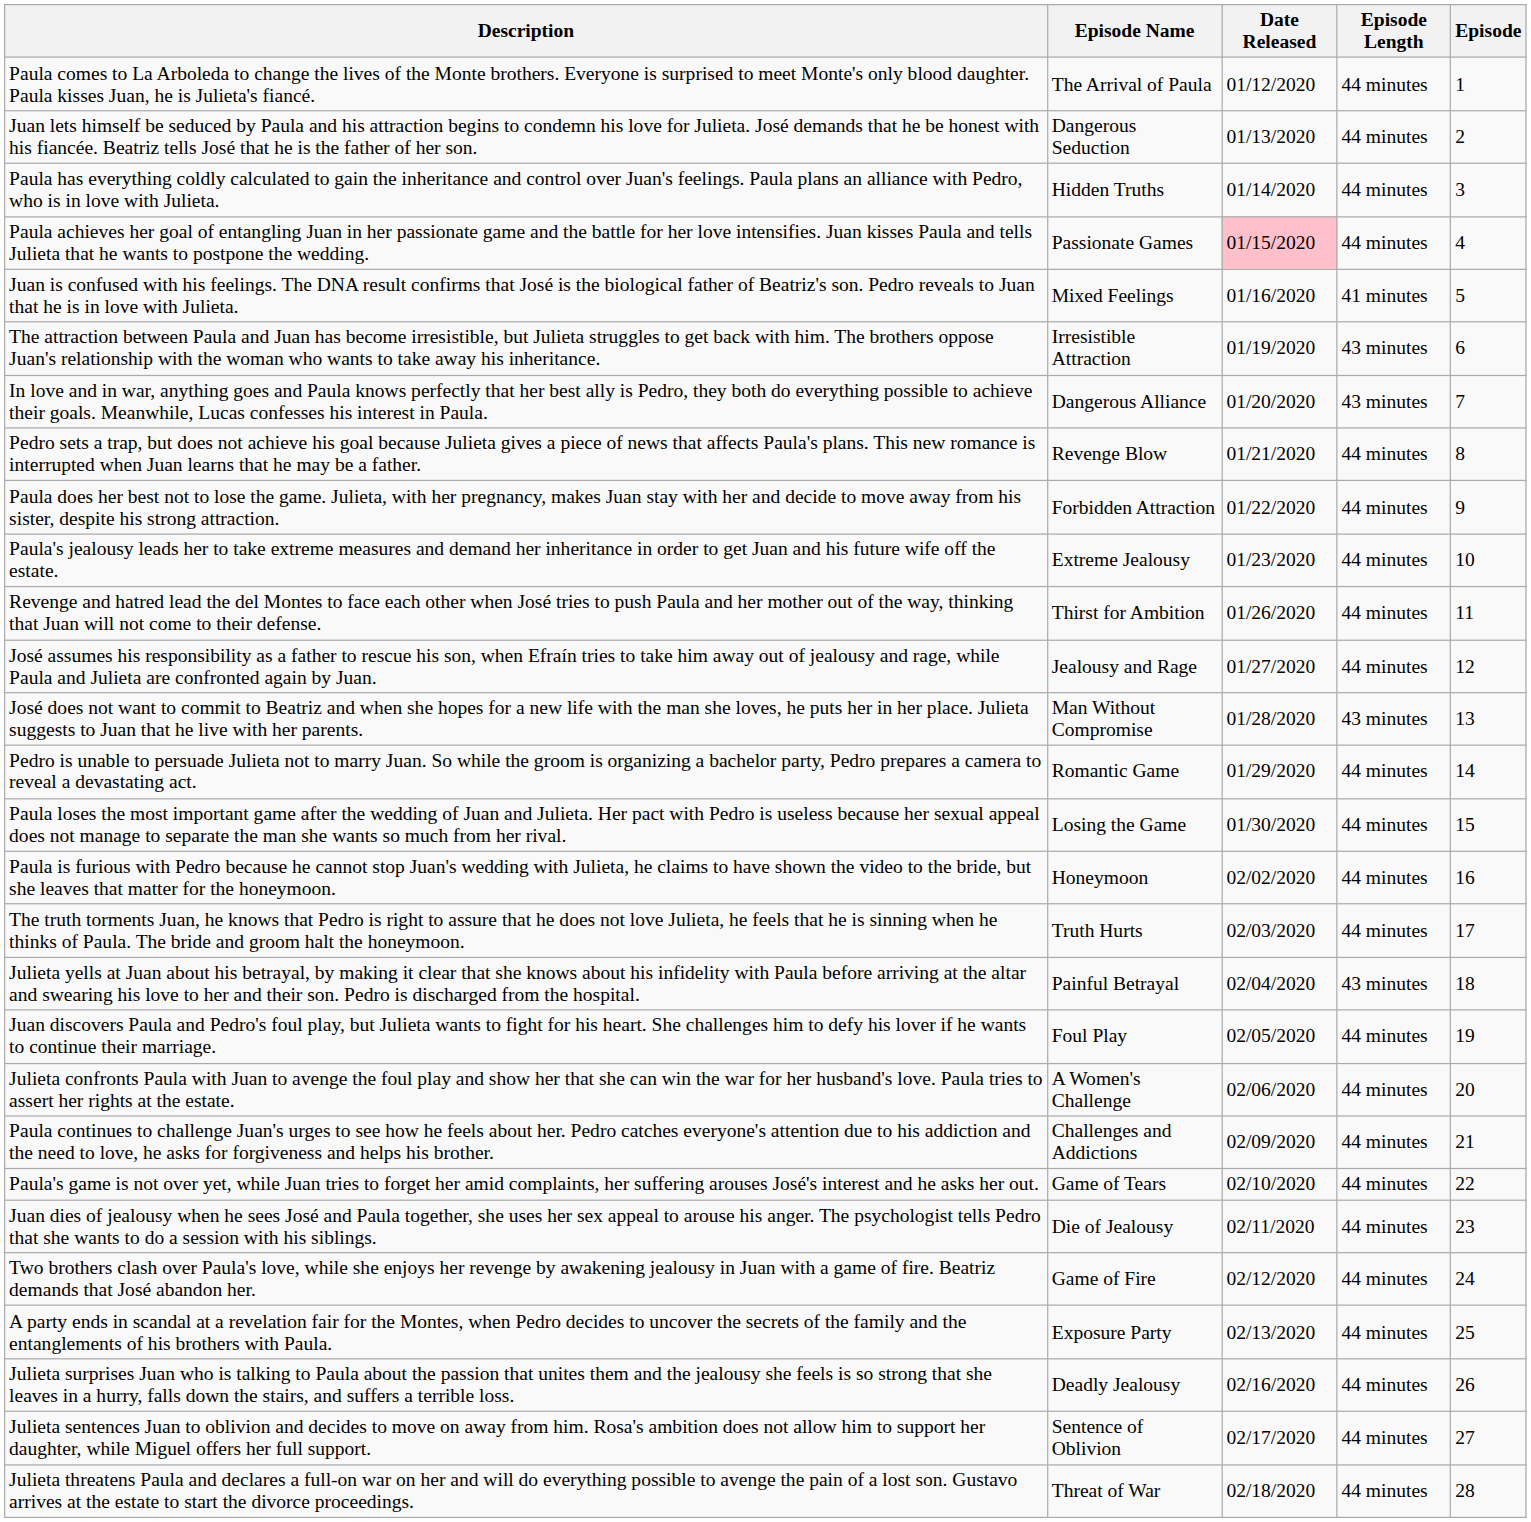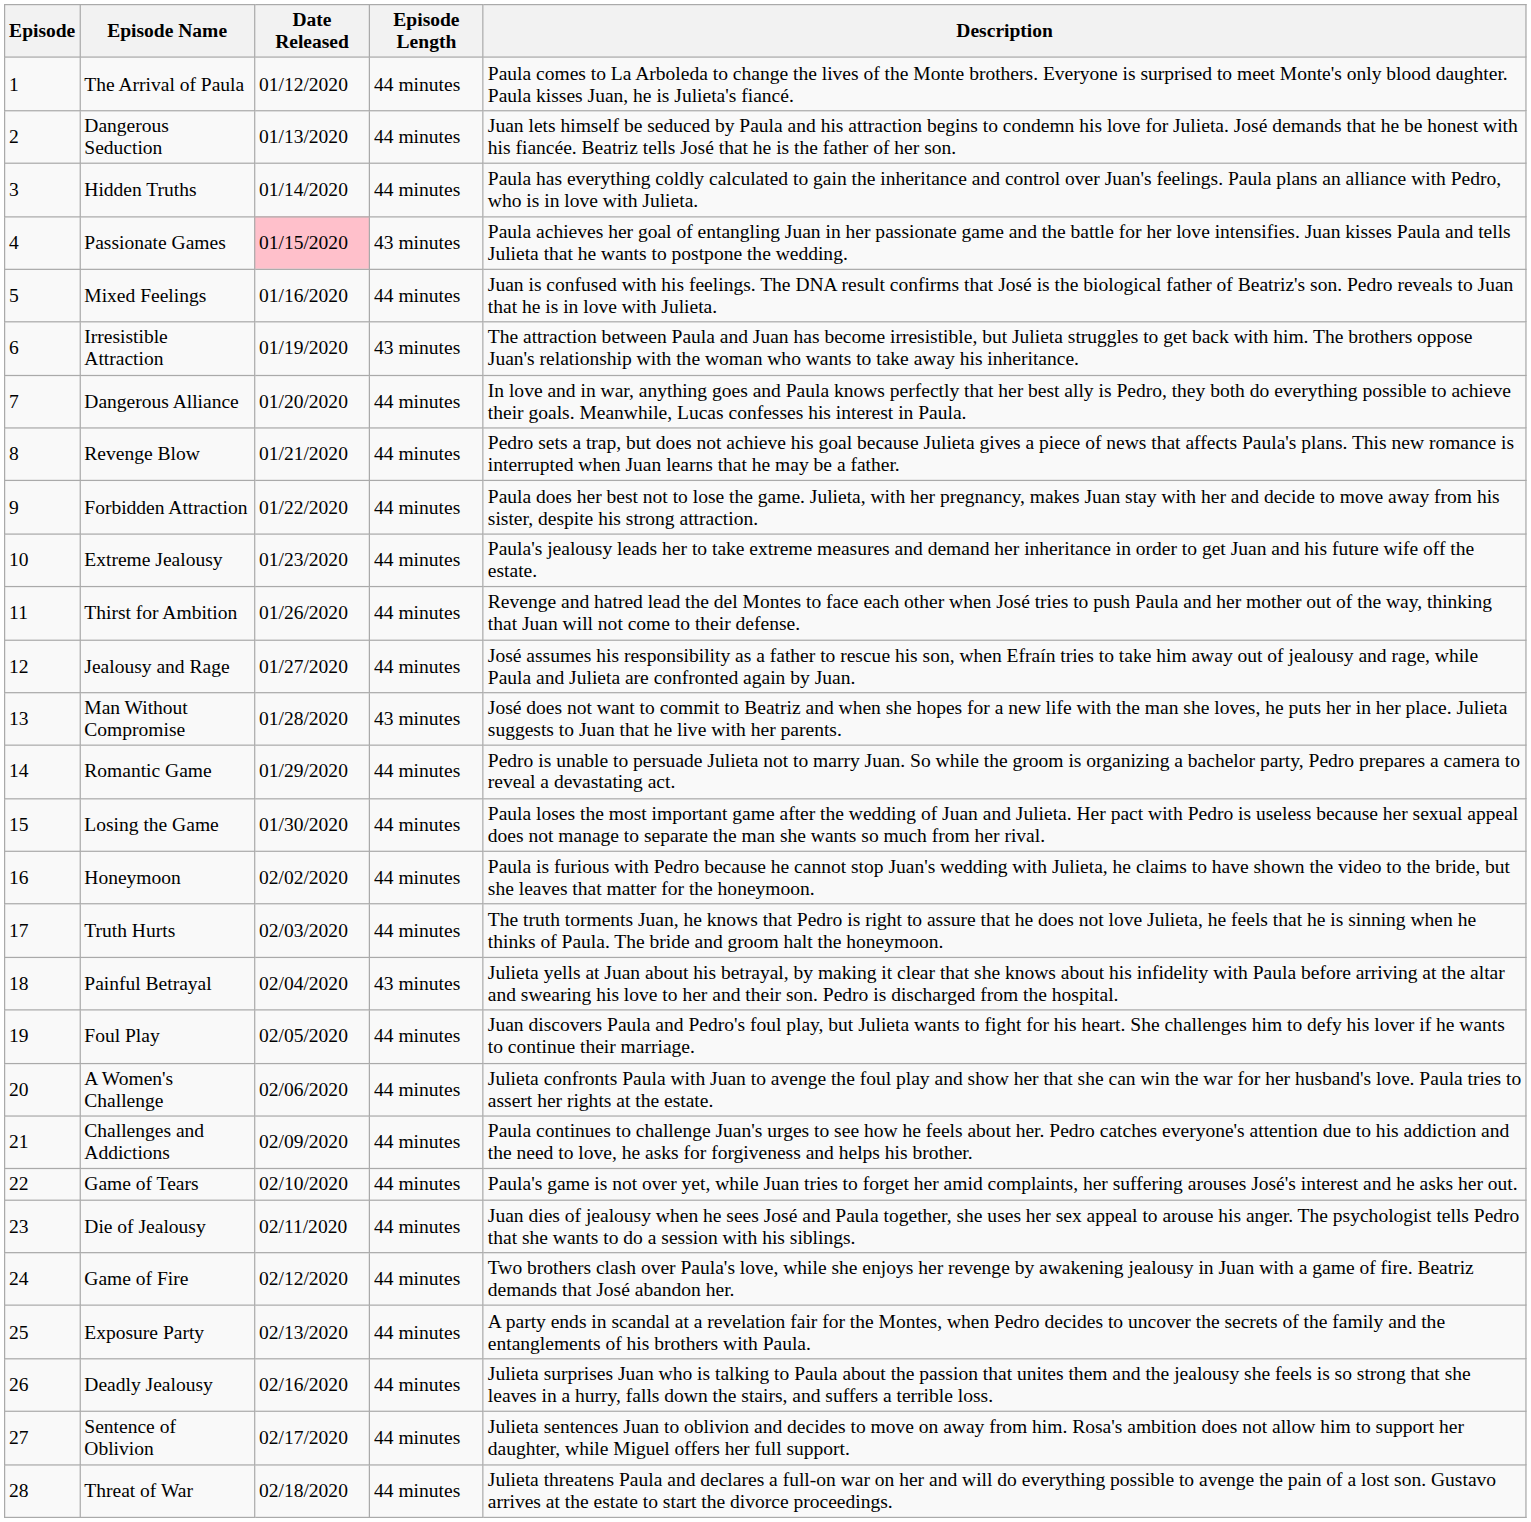columns swapped: (1488, 30) <-> (526, 30)
(1385, 242) 44 minutes -> (417, 242) 43 minutes
(1385, 295) 41 minutes -> (417, 295) 44 minutes
(1385, 401) 43 minutes -> (417, 401) 44 minutes
